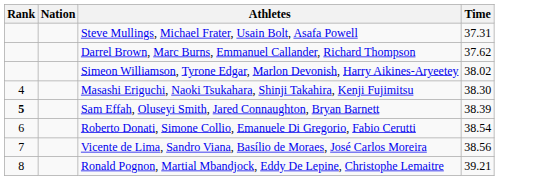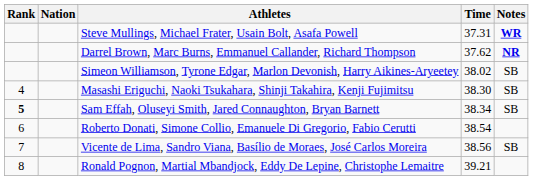+ column: (511, 14)
(478, 109) 38.39 -> (478, 109) 38.34
